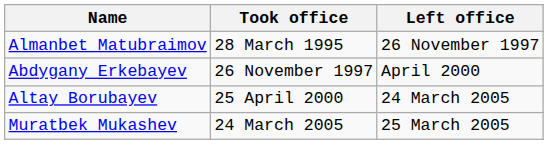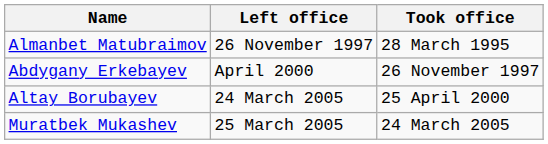columns swapped: (294, 18) <-> (460, 18)
